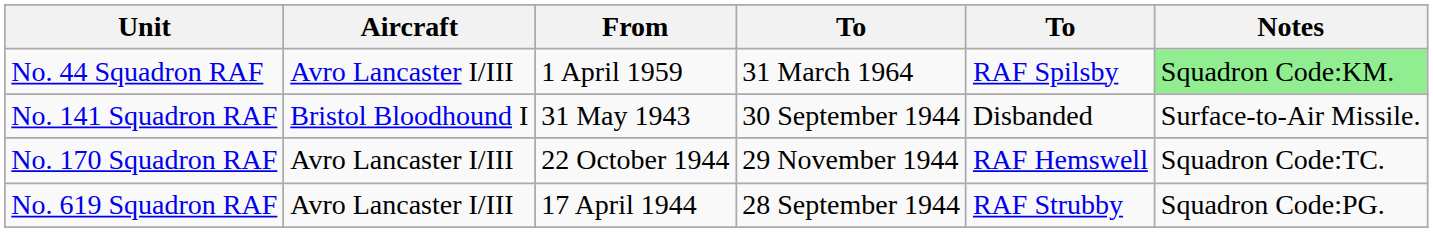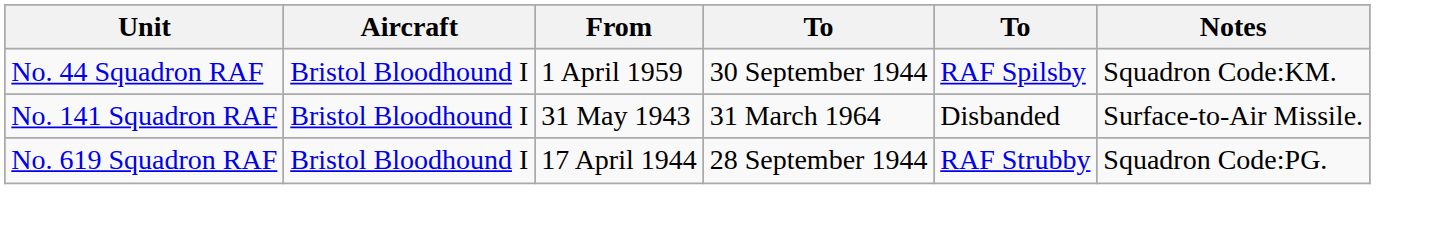(402, 71) Avro Lancaster I/III -> (409, 71) Bristol Bloodhound I
(828, 71) 31 March 1964 -> (819, 71) 30 September 1944
(1277, 71) lightgreen background -> (1220, 71) no background
(851, 115) 30 September 1944 -> (795, 115) 31 March 1964
- row: (144, 159)
(402, 204) Avro Lancaster I/III -> (409, 159) Bristol Bloodhound I
